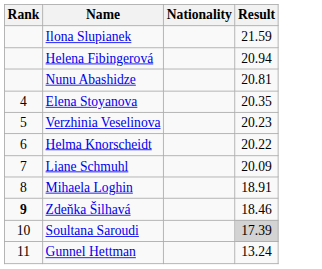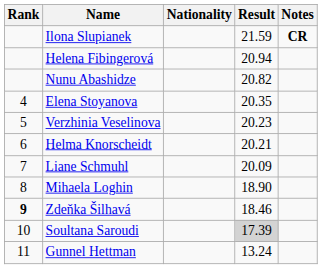+ column: (298, 15)
(257, 79) 20.81 -> (257, 79) 20.82
(257, 144) 20.22 -> (257, 144) 20.21
(257, 187) 18.91 -> (257, 187) 18.90
